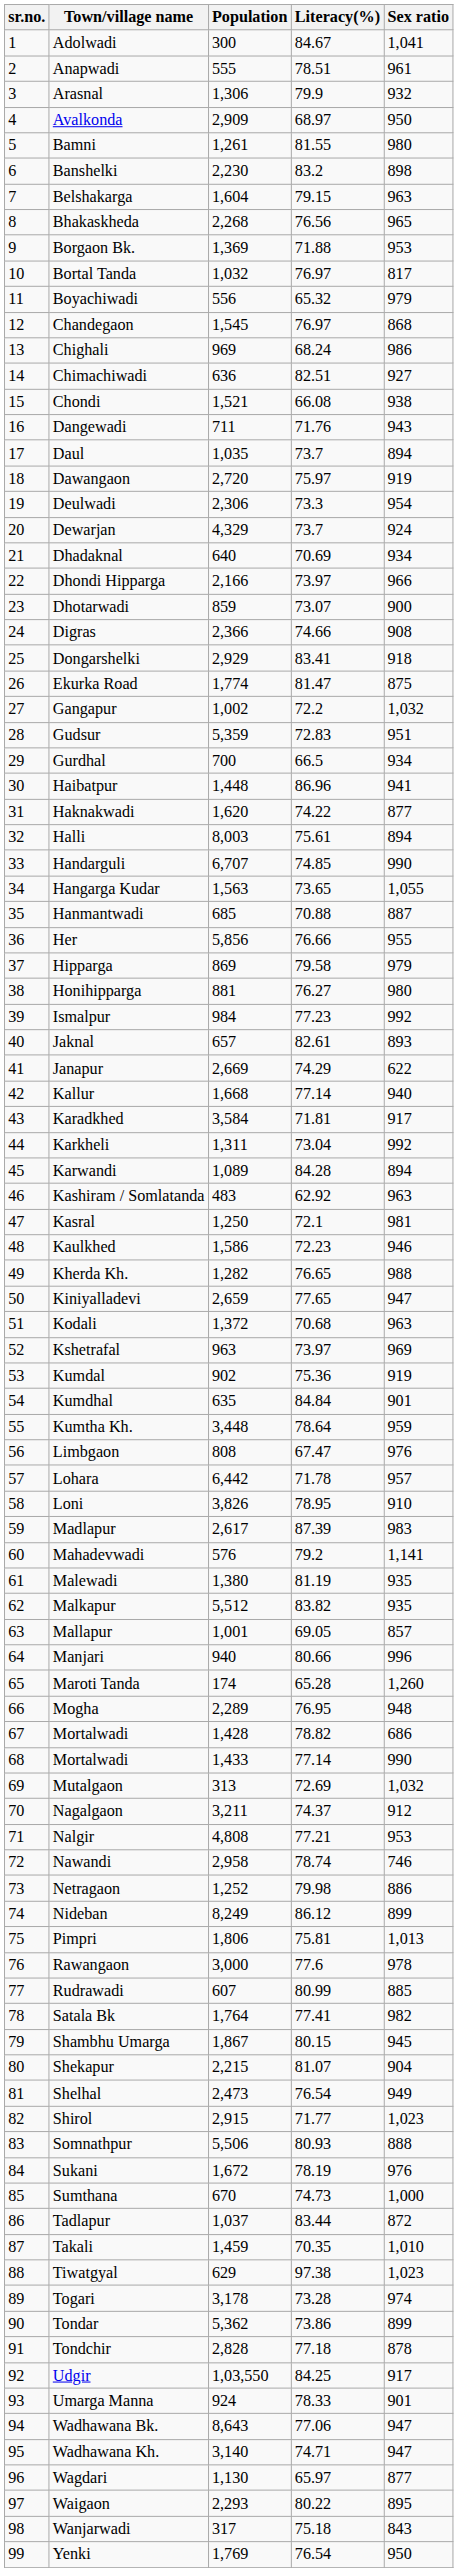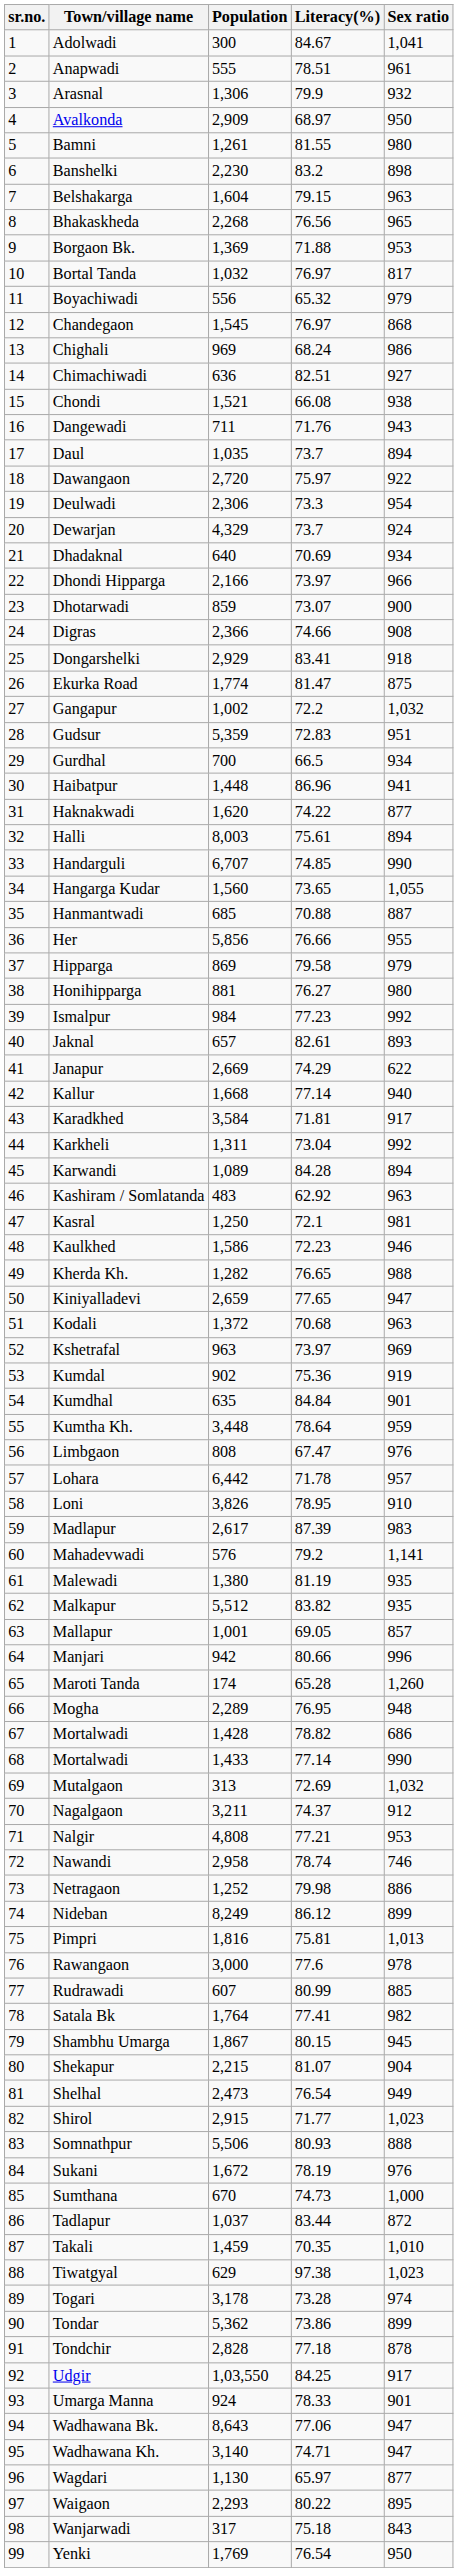(400, 478) 919 -> (400, 478) 922
(230, 888) 1,563 -> (230, 888) 1,560
(224, 1657) 940 -> (224, 1657) 942
(230, 1939) 1,806 -> (230, 1939) 1,816
